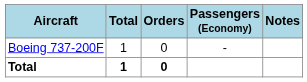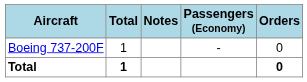columns swapped: (164, 21) <-> (283, 21)
